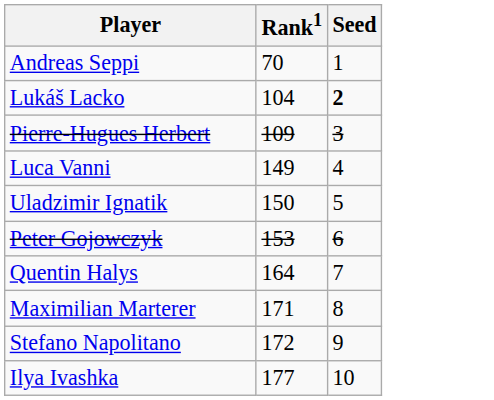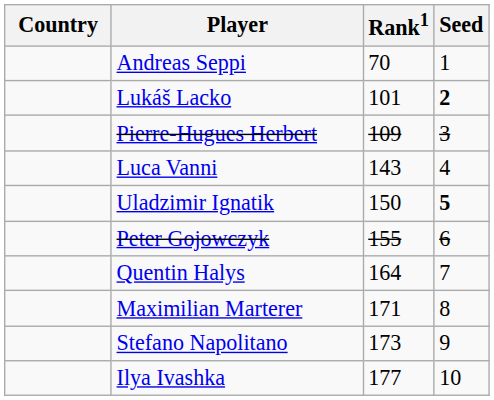+ column: (58, 24)
(278, 98) 104 -> (385, 98) 101
(278, 168) 149 -> (385, 168) 143
(338, 203) normal -> (445, 203) bold
(278, 238) 153 -> (385, 238) 155
(278, 343) 172 -> (385, 343) 173
